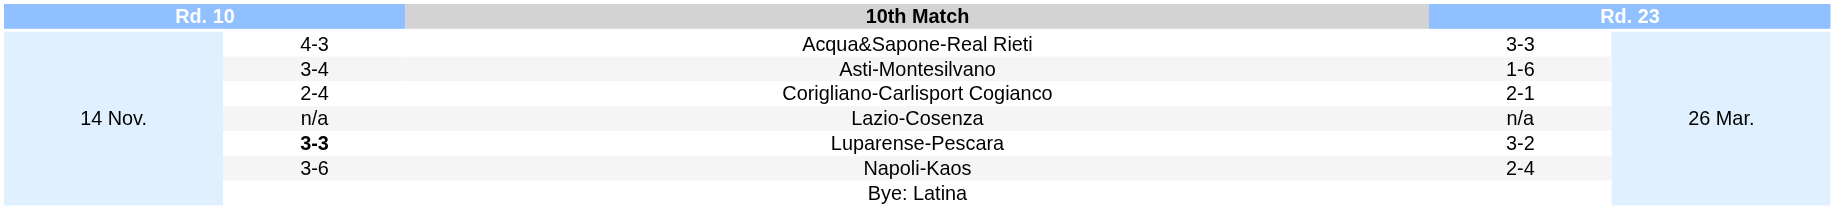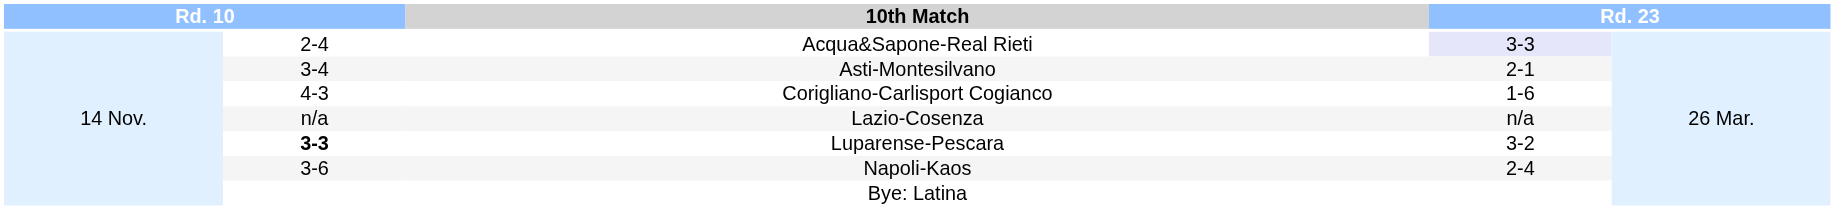(315, 44) 4-3 -> (315, 44) 2-4
(1520, 44) no background -> (1520, 44) lavender background
(1520, 69) 1-6 -> (1520, 69) 2-1
(315, 94) 2-4 -> (315, 94) 4-3
(1520, 94) 2-1 -> (1520, 94) 1-6
